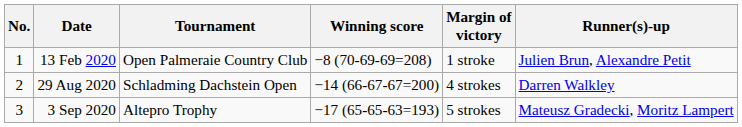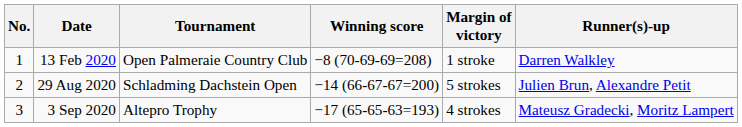(605, 60) Julien Brun, Alexandre Petit -> (567, 60) Darren Walkley
(473, 85) 4 strokes -> (473, 85) 5 strokes
(567, 85) Darren Walkley -> (605, 85) Julien Brun, Alexandre Petit
(473, 110) 5 strokes -> (473, 110) 4 strokes
